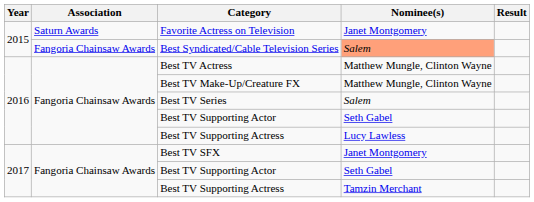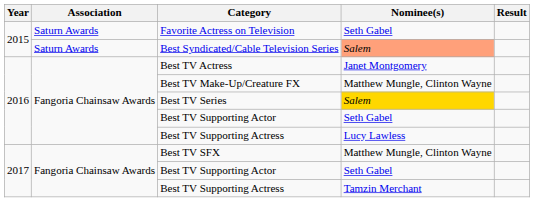(385, 30) Janet Montgomery -> (368, 30) Seth Gabel
(95, 48) Fangoria Chainsaw Awards -> (66, 48) Saturn Awards
(418, 65) Matthew Mungle, Clinton Wayne -> (385, 65) Janet Montgomery
(357, 100) no background -> (357, 100) gold background
(385, 153) Janet Montgomery -> (418, 153) Matthew Mungle, Clinton Wayne
